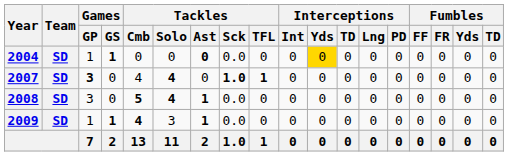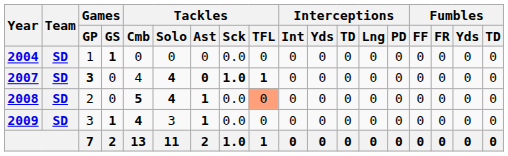(205, 57) bold -> (205, 57) normal
(322, 57) gold background -> (322, 57) no background
(205, 78) normal -> (205, 78) bold
(90, 99) 3 -> (90, 99) 2
(264, 99) no background -> (264, 99) lightsalmon background
(90, 120) 1 -> (90, 120) 3
